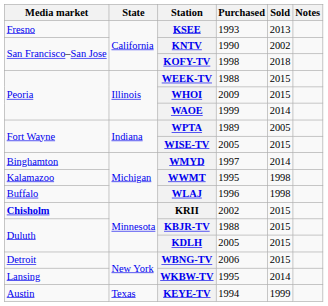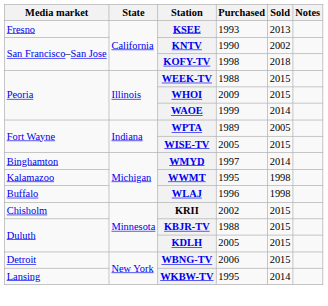(28, 210) bold -> (27, 210) normal
- row: (187, 293)
